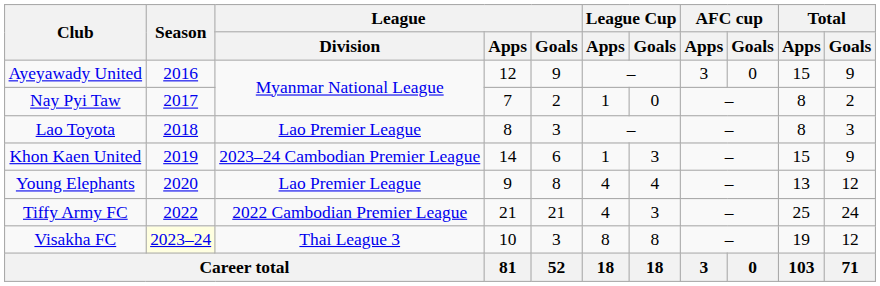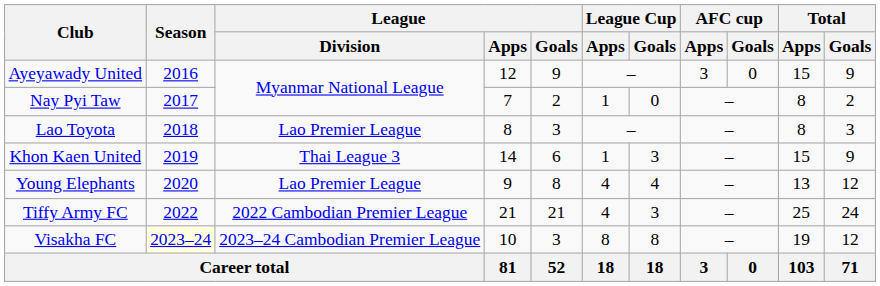(350, 156) 2023–24 Cambodian Premier League -> (350, 156) Thai League 3
(350, 239) Thai League 3 -> (350, 239) 2023–24 Cambodian Premier League
